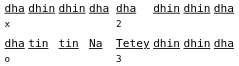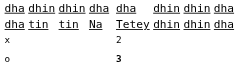rows swapped: (7, 24) <-> (15, 44)
(119, 59) normal -> (119, 61) bold
